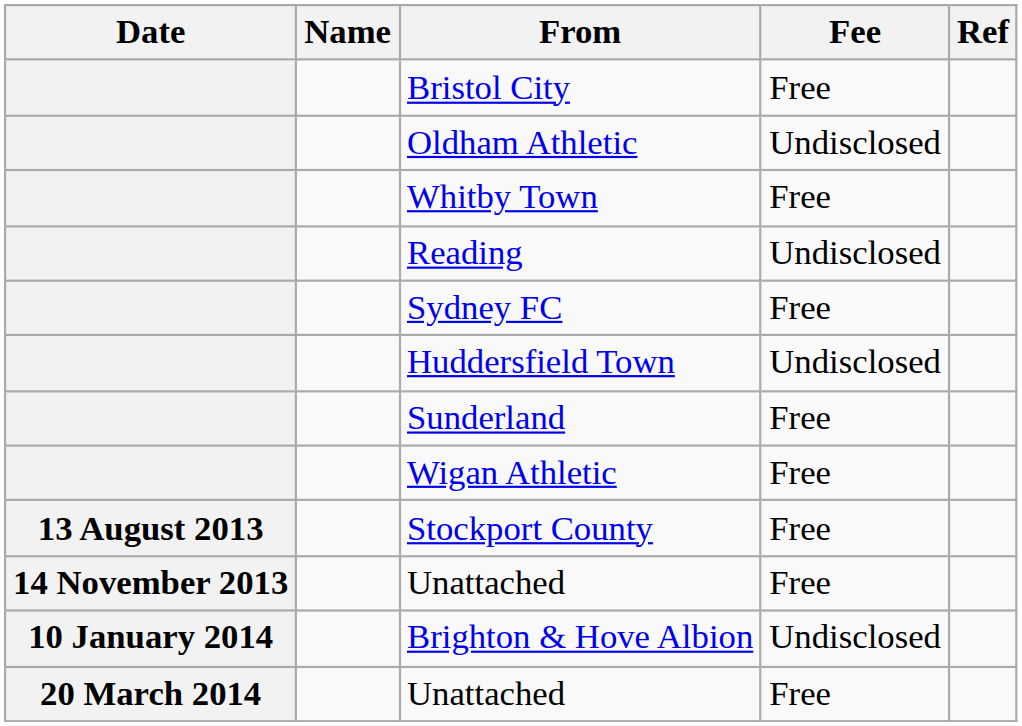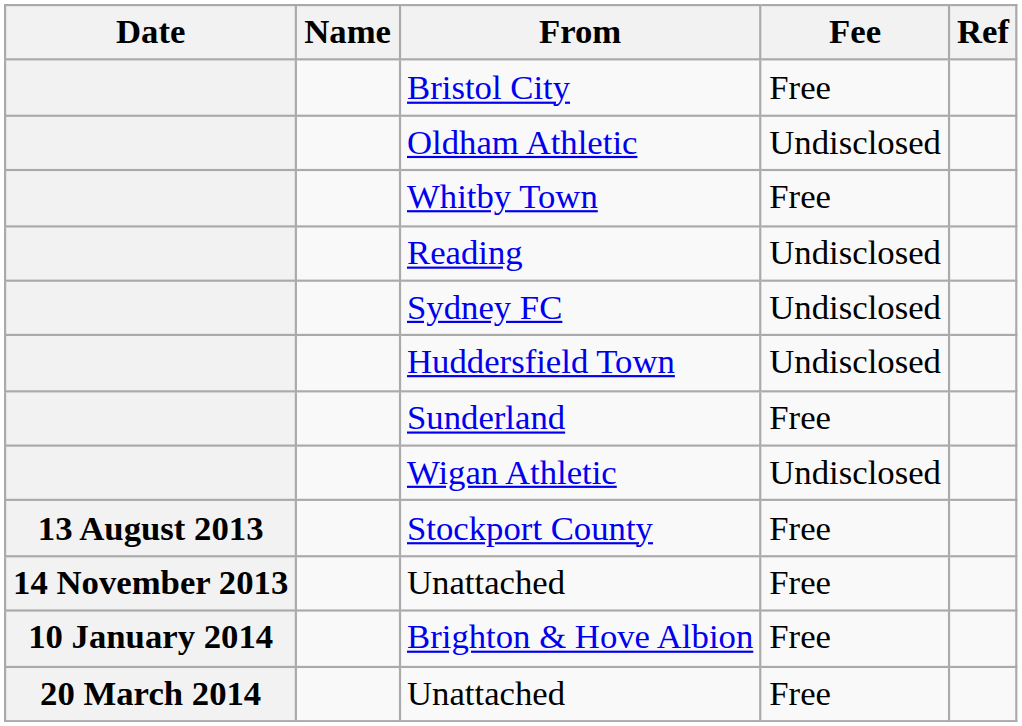(800, 307) Free -> (855, 307) Undisclosed
(800, 472) Free -> (855, 472) Undisclosed
(855, 637) Undisclosed -> (800, 637) Free
